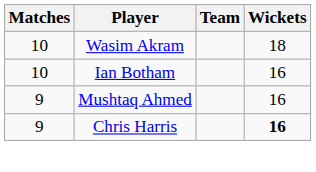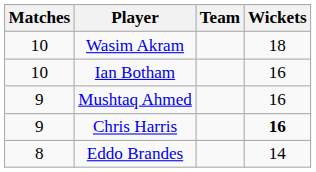+ row: (135, 153)
